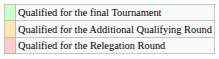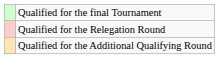rows swapped: (115, 29) <-> (92, 45)
